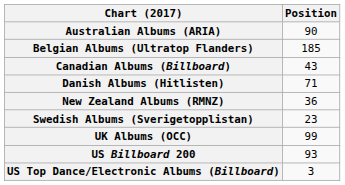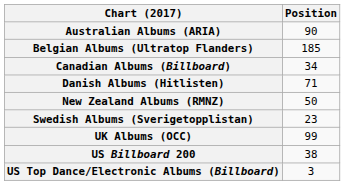(311, 66) 43 -> (311, 66) 34
(311, 101) 36 -> (311, 101) 50
(311, 154) 93 -> (311, 154) 38
